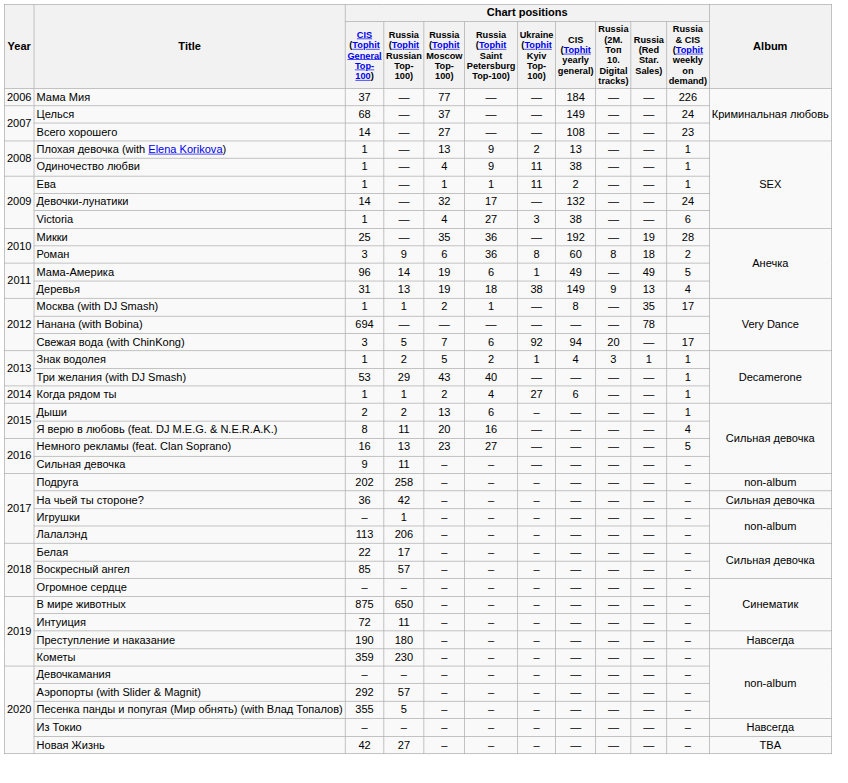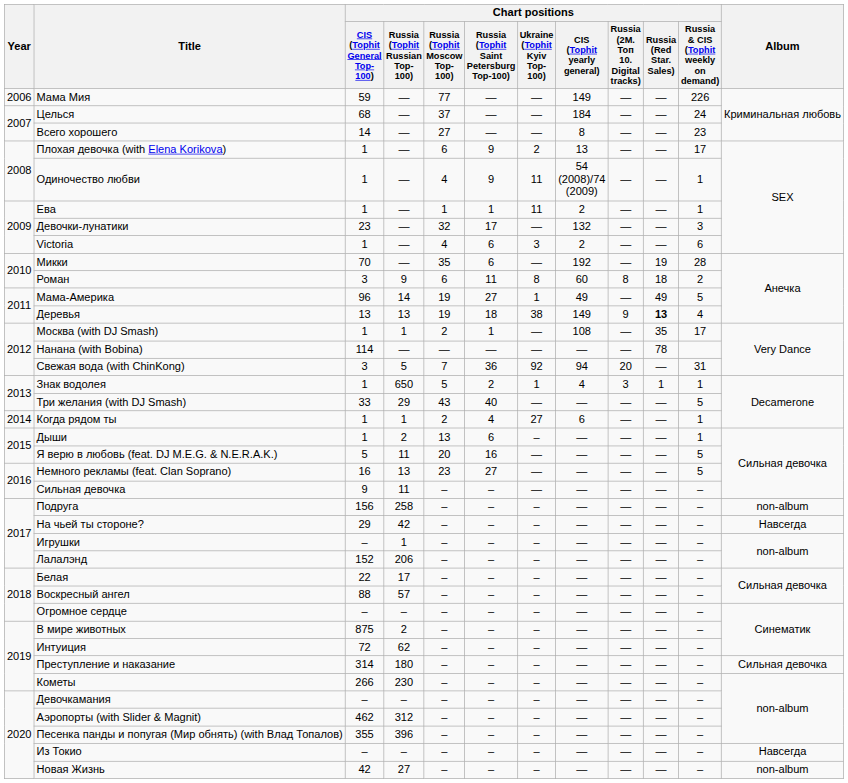(365, 97) 37 -> (365, 97) 59
(576, 97) 184 -> (582, 97) 149
(576, 114) 149 -> (582, 114) 184
(576, 132) 108 -> (582, 132) 8
(444, 149) 13 -> (444, 149) 6
(688, 149) 1 -> (700, 149) 17
(576, 167) 38 -> (582, 179) 54 (2008)/74 (2009)
(365, 202) 14 -> (365, 227) 23
(688, 202) 24 -> (700, 227) 3
(491, 219) 27 -> (491, 244) 6
(576, 219) 38 -> (582, 244) 2
(365, 237) 25 -> (365, 262) 70
(491, 237) 36 -> (491, 262) 6
(491, 254) 36 -> (491, 279) 11
(491, 272) 6 -> (491, 297) 27
(365, 289) 31 -> (365, 314) 13
(649, 289) normal -> (661, 314) bold
(576, 307) 8 -> (582, 332) 108
(365, 324) 694 -> (365, 349) 114
(491, 342) 6 -> (491, 367) 36
(688, 342) 17 -> (700, 367) 31
(404, 359) 2 -> (404, 384) 650
(365, 377) 53 -> (365, 402) 33
(688, 377) 1 -> (700, 402) 5
(365, 412) 2 -> (365, 437) 1
(365, 429) 8 -> (365, 454) 5
(688, 429) 4 -> (700, 454) 5
(365, 482) 202 -> (365, 507) 156
(365, 499) 36 -> (365, 524) 29
(770, 499) Сильная девочка -> (782, 524) Навсегда
(365, 534) 113 -> (365, 559) 152
(365, 569) 85 -> (365, 594) 88
(404, 604) 650 -> (404, 629) 2
(404, 622) 11 -> (404, 647) 62
(365, 639) 190 -> (365, 664) 314
(770, 639) Навсегда -> (782, 664) Сильная девочка
(365, 657) 359 -> (365, 682) 266
(365, 692) 292 -> (365, 717) 462
(404, 692) 57 -> (404, 717) 312
(404, 710) 5 -> (404, 734) 396
(770, 745) TBA -> (782, 769) non-album
